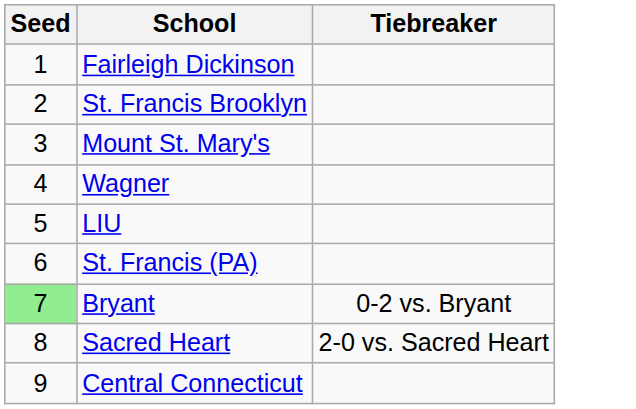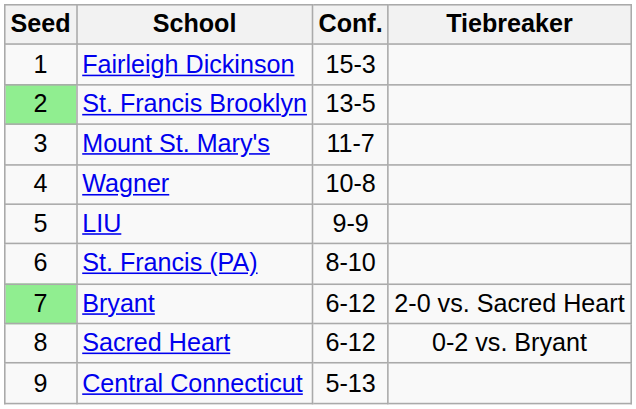+ column: (351, 24)
(41, 104) no background -> (41, 104) lightgreen background
(434, 303) 0-2 vs. Bryant -> (509, 303) 2-0 vs. Sacred Heart
(434, 343) 2-0 vs. Sacred Heart -> (509, 343) 0-2 vs. Bryant
